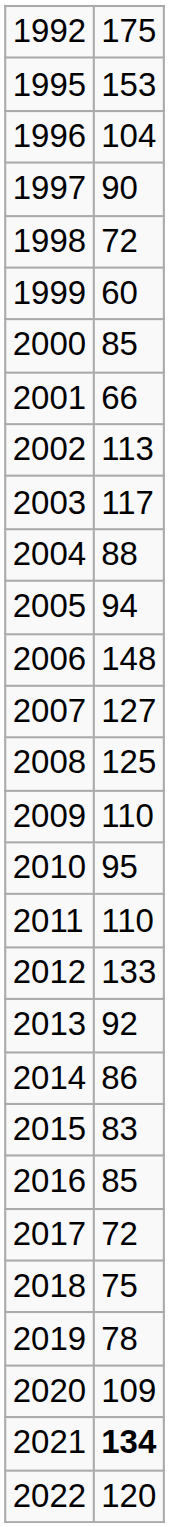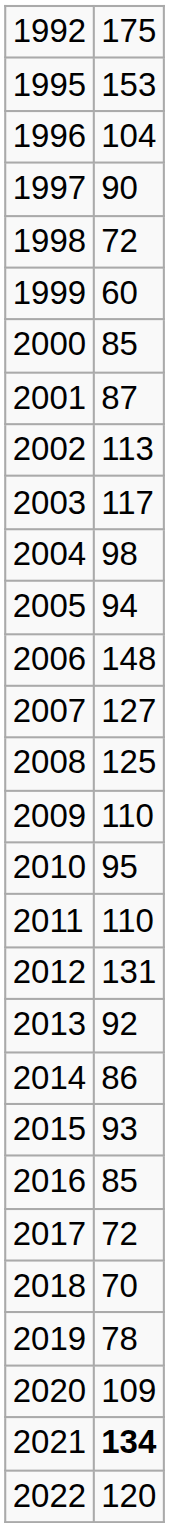(120, 397) 66 -> (120, 397) 87
(120, 554) 88 -> (120, 554) 98
(129, 972) 133 -> (129, 972) 131
(120, 1129) 83 -> (120, 1129) 93
(120, 1286) 75 -> (120, 1286) 70
